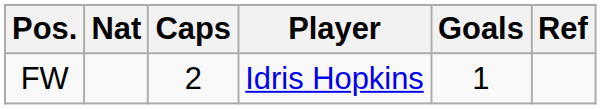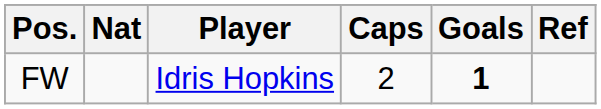columns swapped: (335, 28) <-> (193, 28)
(481, 77) normal -> (481, 77) bold
